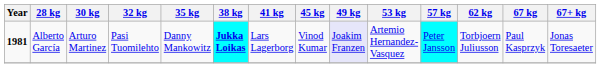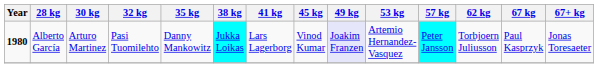(17, 41) 1981 -> (17, 41) 1980
(231, 41) bold -> (230, 41) normal
